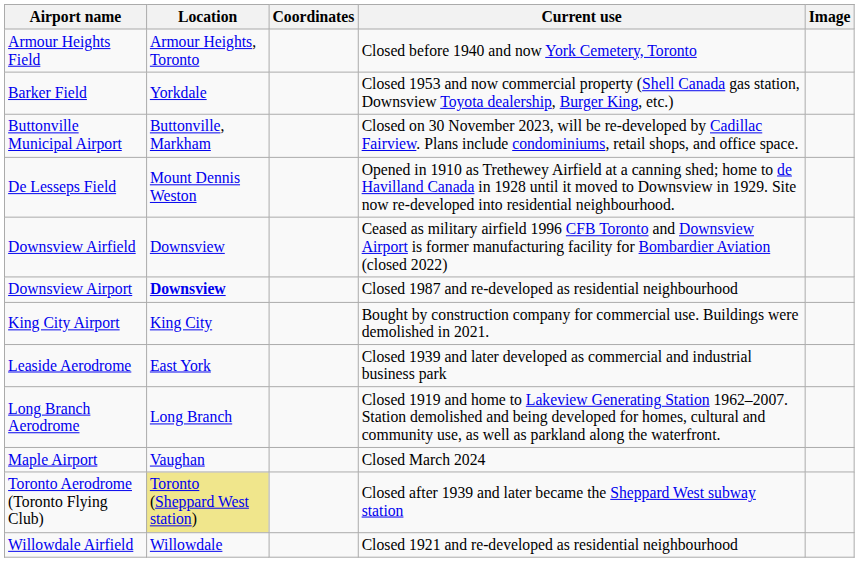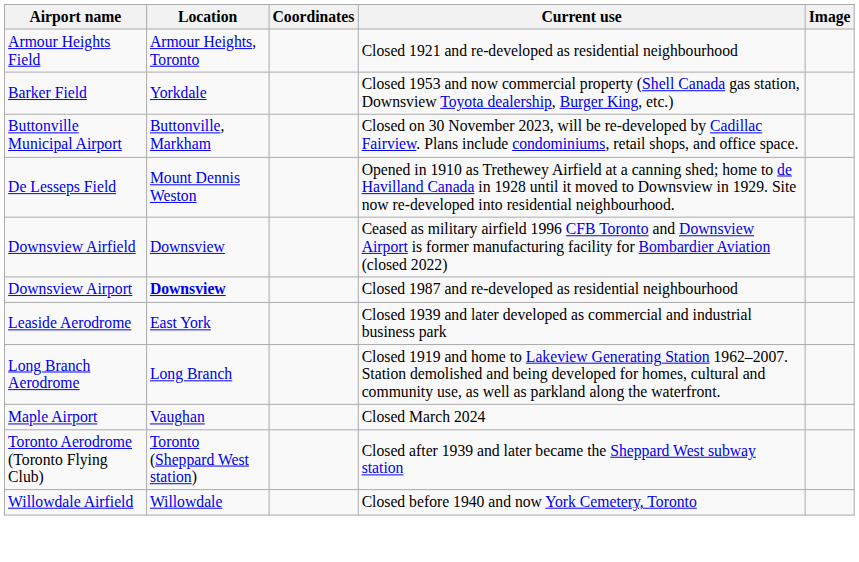(529, 50) Closed before 1940 and now York Cemetery, Toronto -> (550, 50) Closed 1921 and re-developed as residential neighbourhood
- row: (64, 323)
(199, 502) khaki background -> (199, 459) no background
(550, 544) Closed 1921 and re-developed as residential neighbourhood -> (529, 502) Closed before 1940 and now York Cemetery, Toronto
